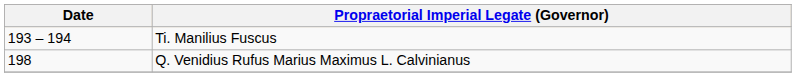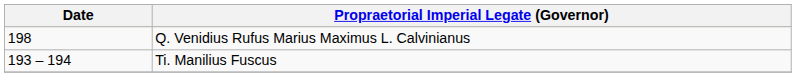rows swapped: (216, 38) <-> (313, 60)
